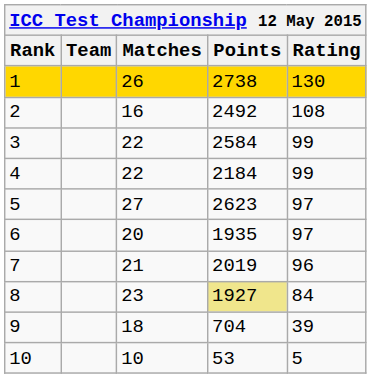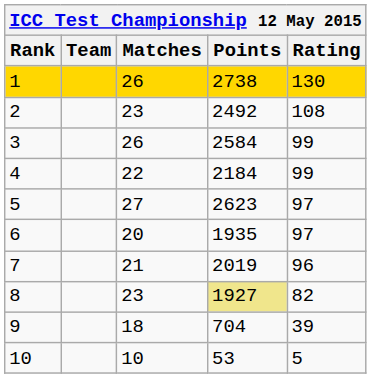(132, 112) 16 -> (132, 112) 23
(132, 143) 22 -> (132, 143) 26
(303, 297) 84 -> (303, 297) 82
